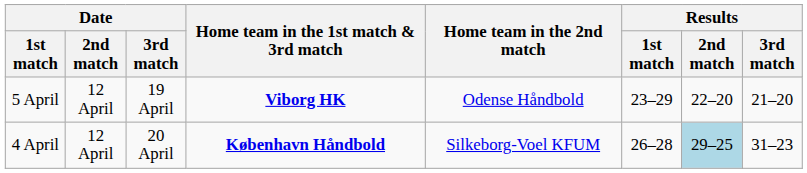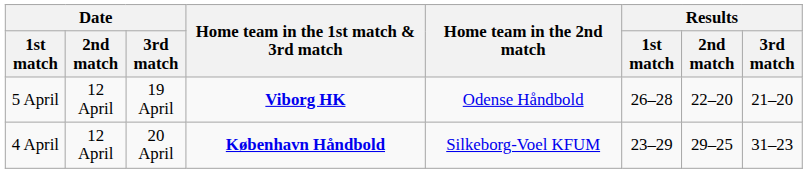(652, 99) 23–29 -> (652, 99) 26–28
(652, 145) 26–28 -> (652, 145) 23–29
(712, 145) lightblue background -> (712, 145) no background
